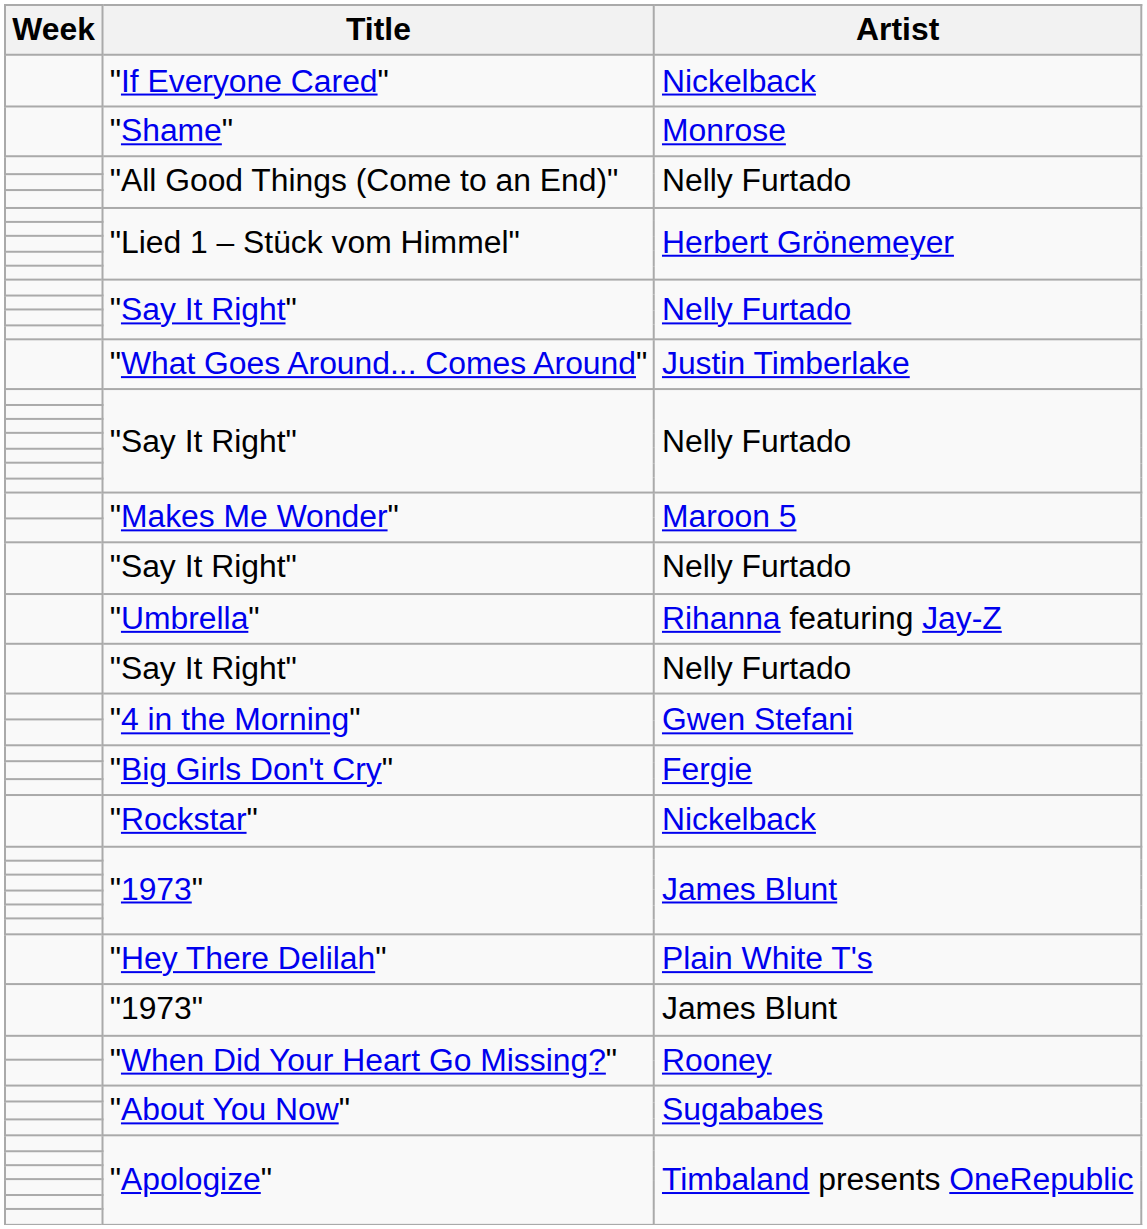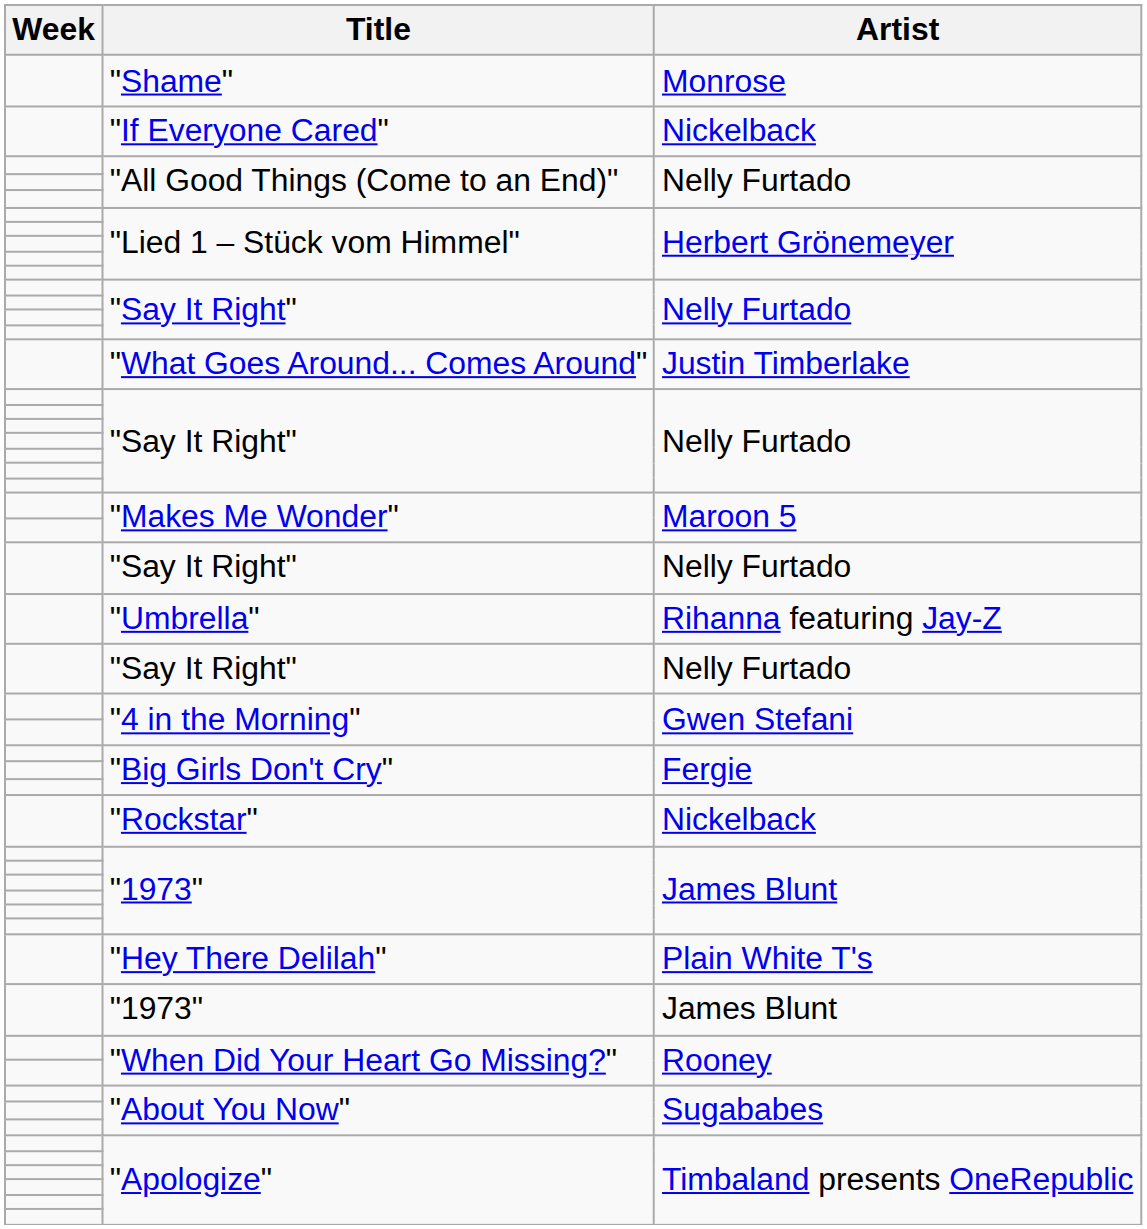rows swapped: (171, 130) <-> (249, 80)
